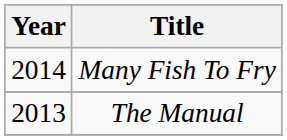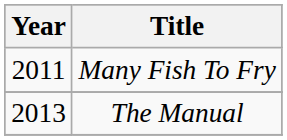(39, 69) 2014 -> (39, 69) 2011
